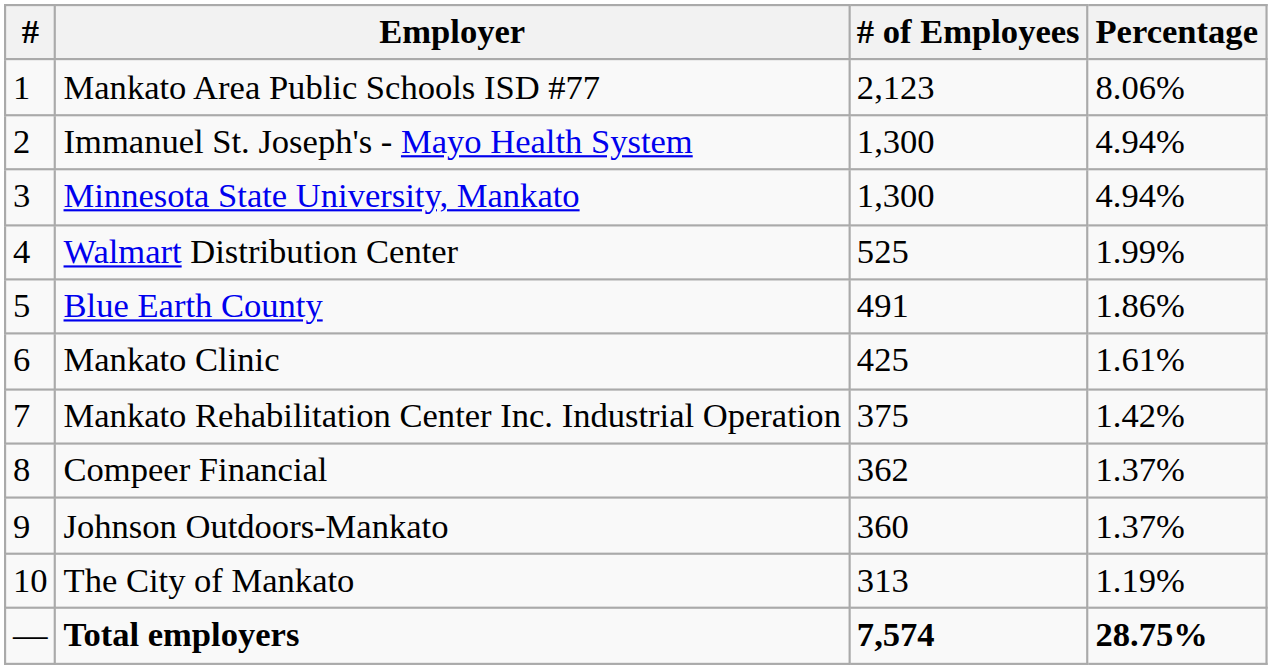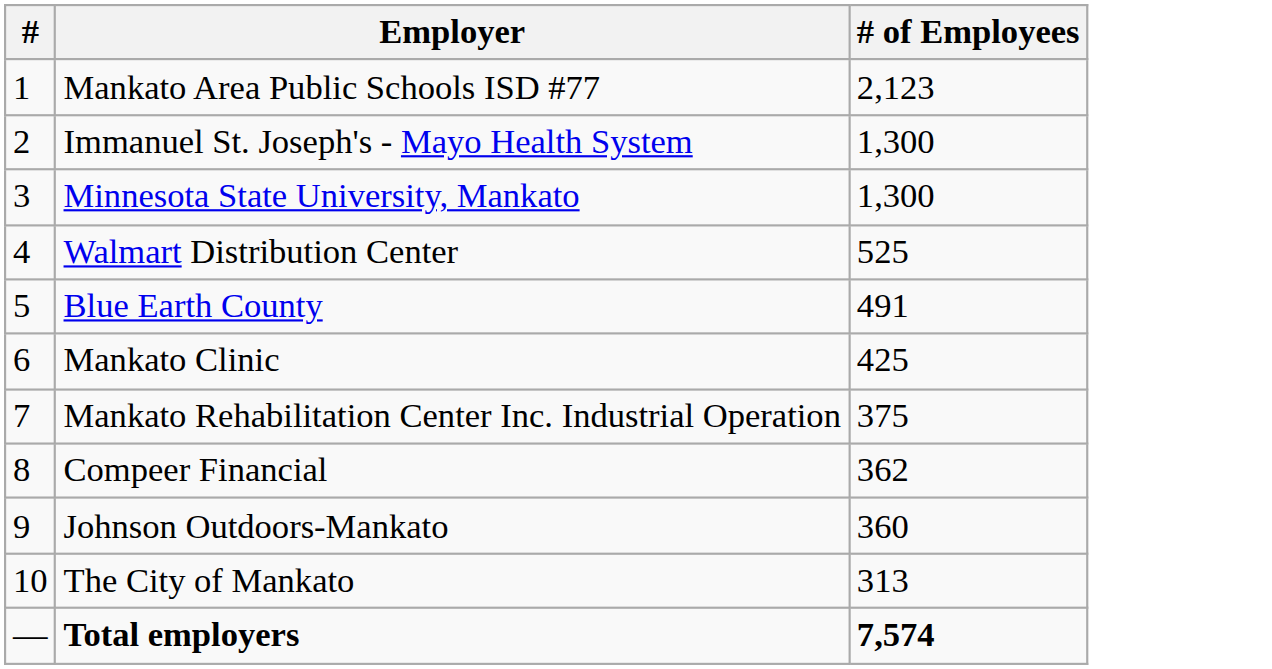- column: (1177, 31)
